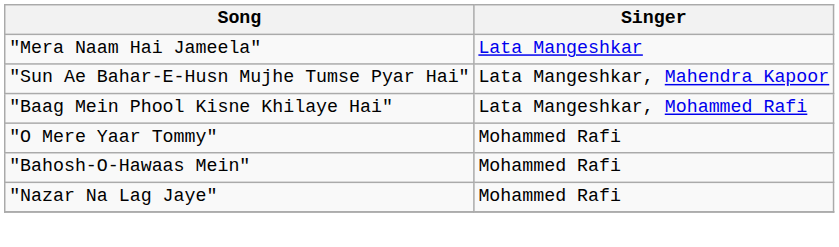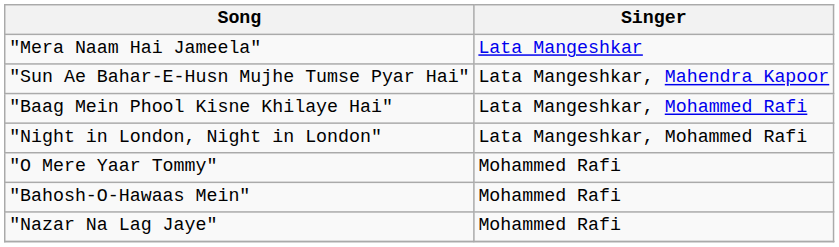+ row: (196, 138)
